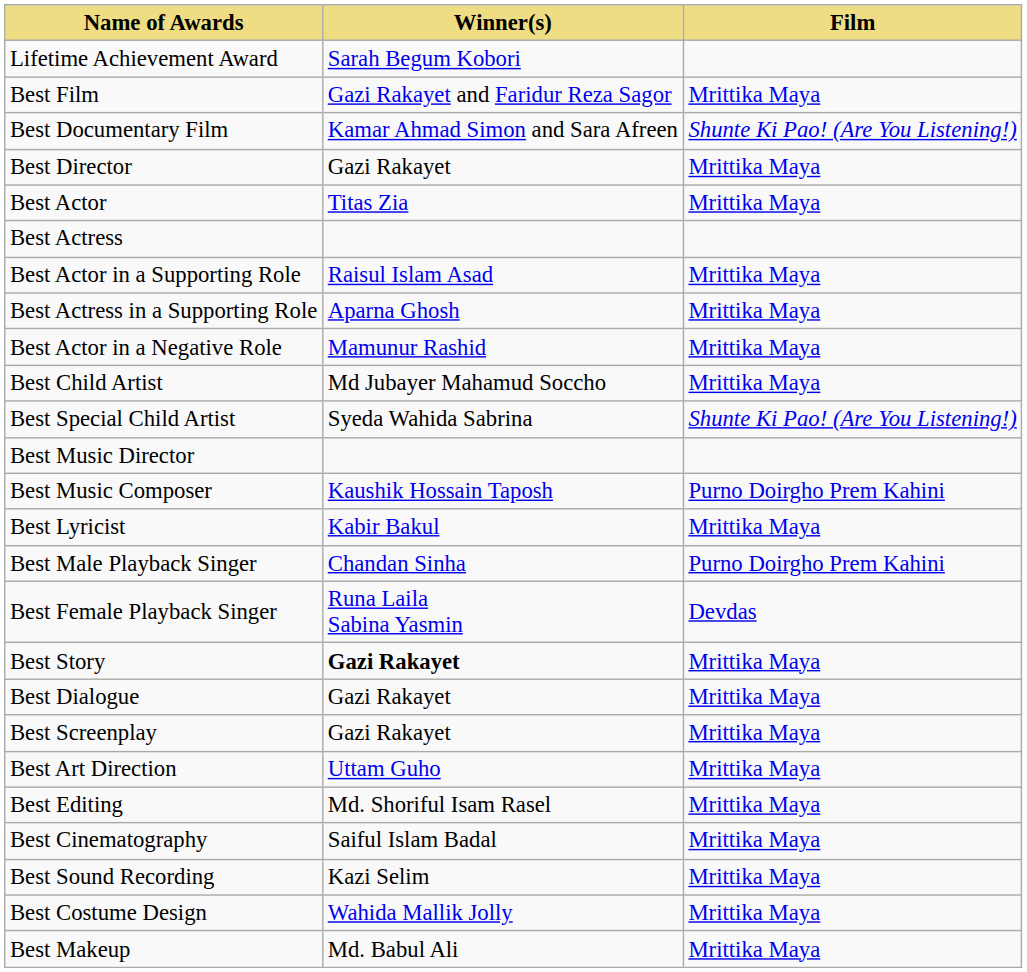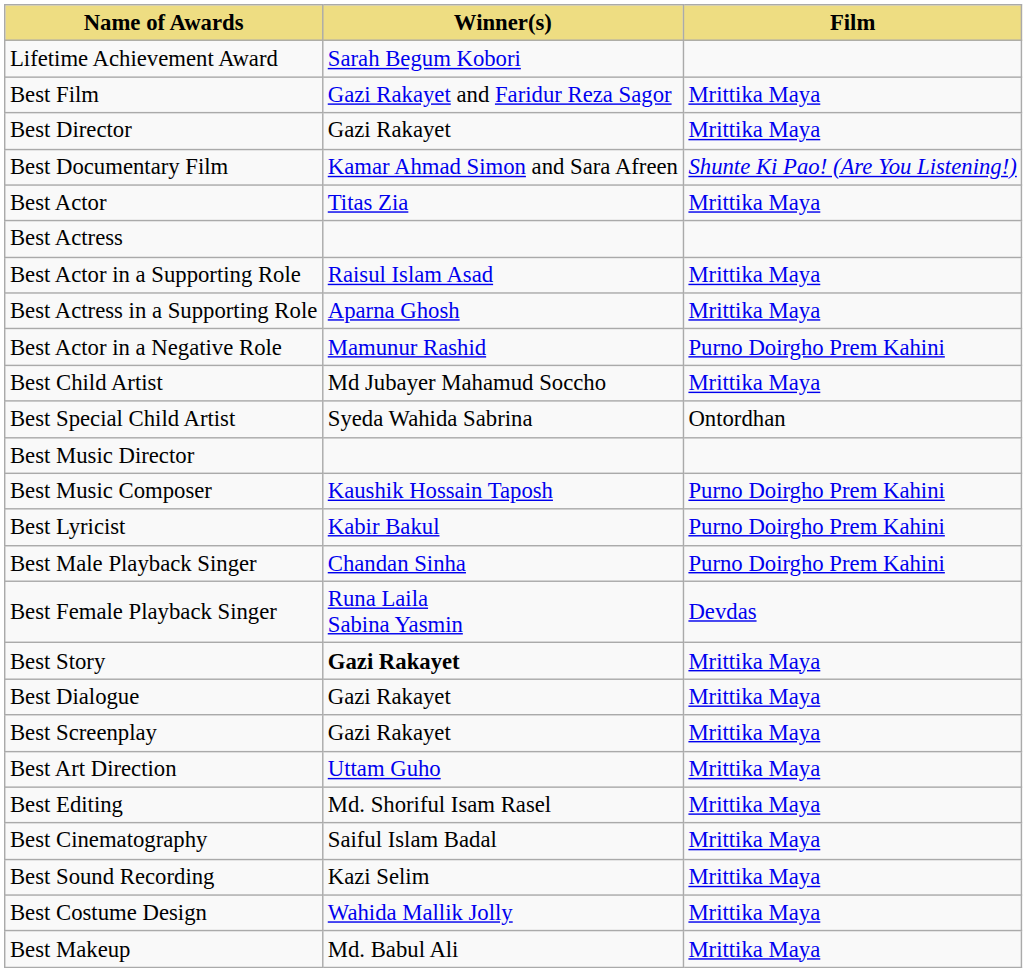rows swapped: (119, 130) <-> (71, 166)
(754, 346) Mrittika Maya -> (817, 346) Purno Doirgho Prem Kahini
(853, 418) Shunte Ki Pao! (Are You Listening!) -> (737, 418) Ontordhan
(754, 526) Mrittika Maya -> (817, 526) Purno Doirgho Prem Kahini
